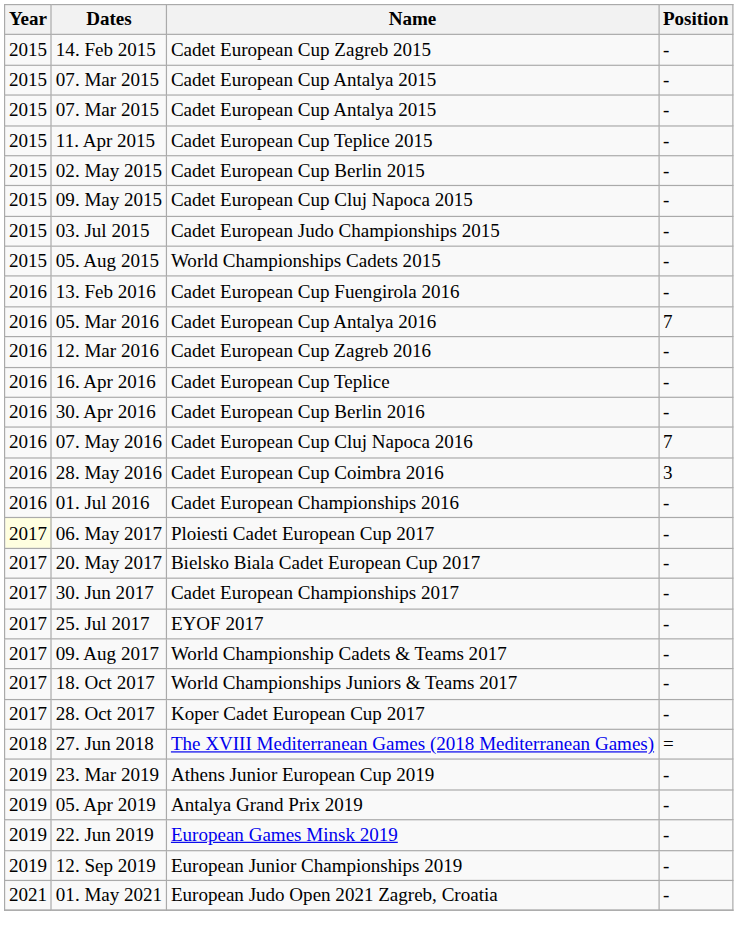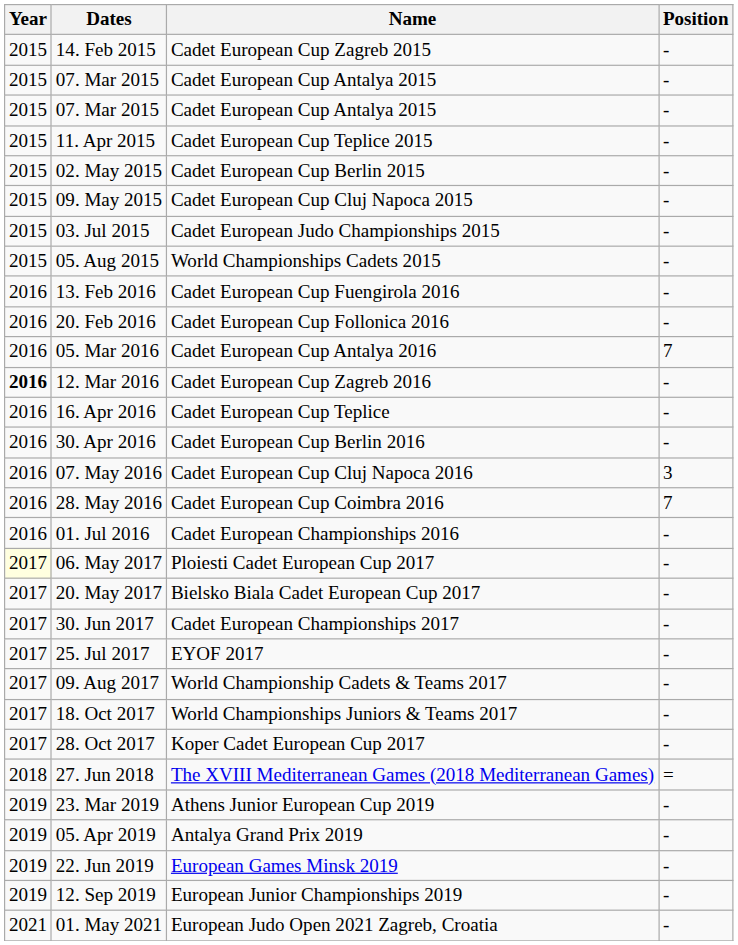+ row: (106, 321)
(28, 351) normal -> (28, 381) bold
(668, 442) 7 -> (668, 472) 3
(668, 472) 3 -> (668, 502) 7
